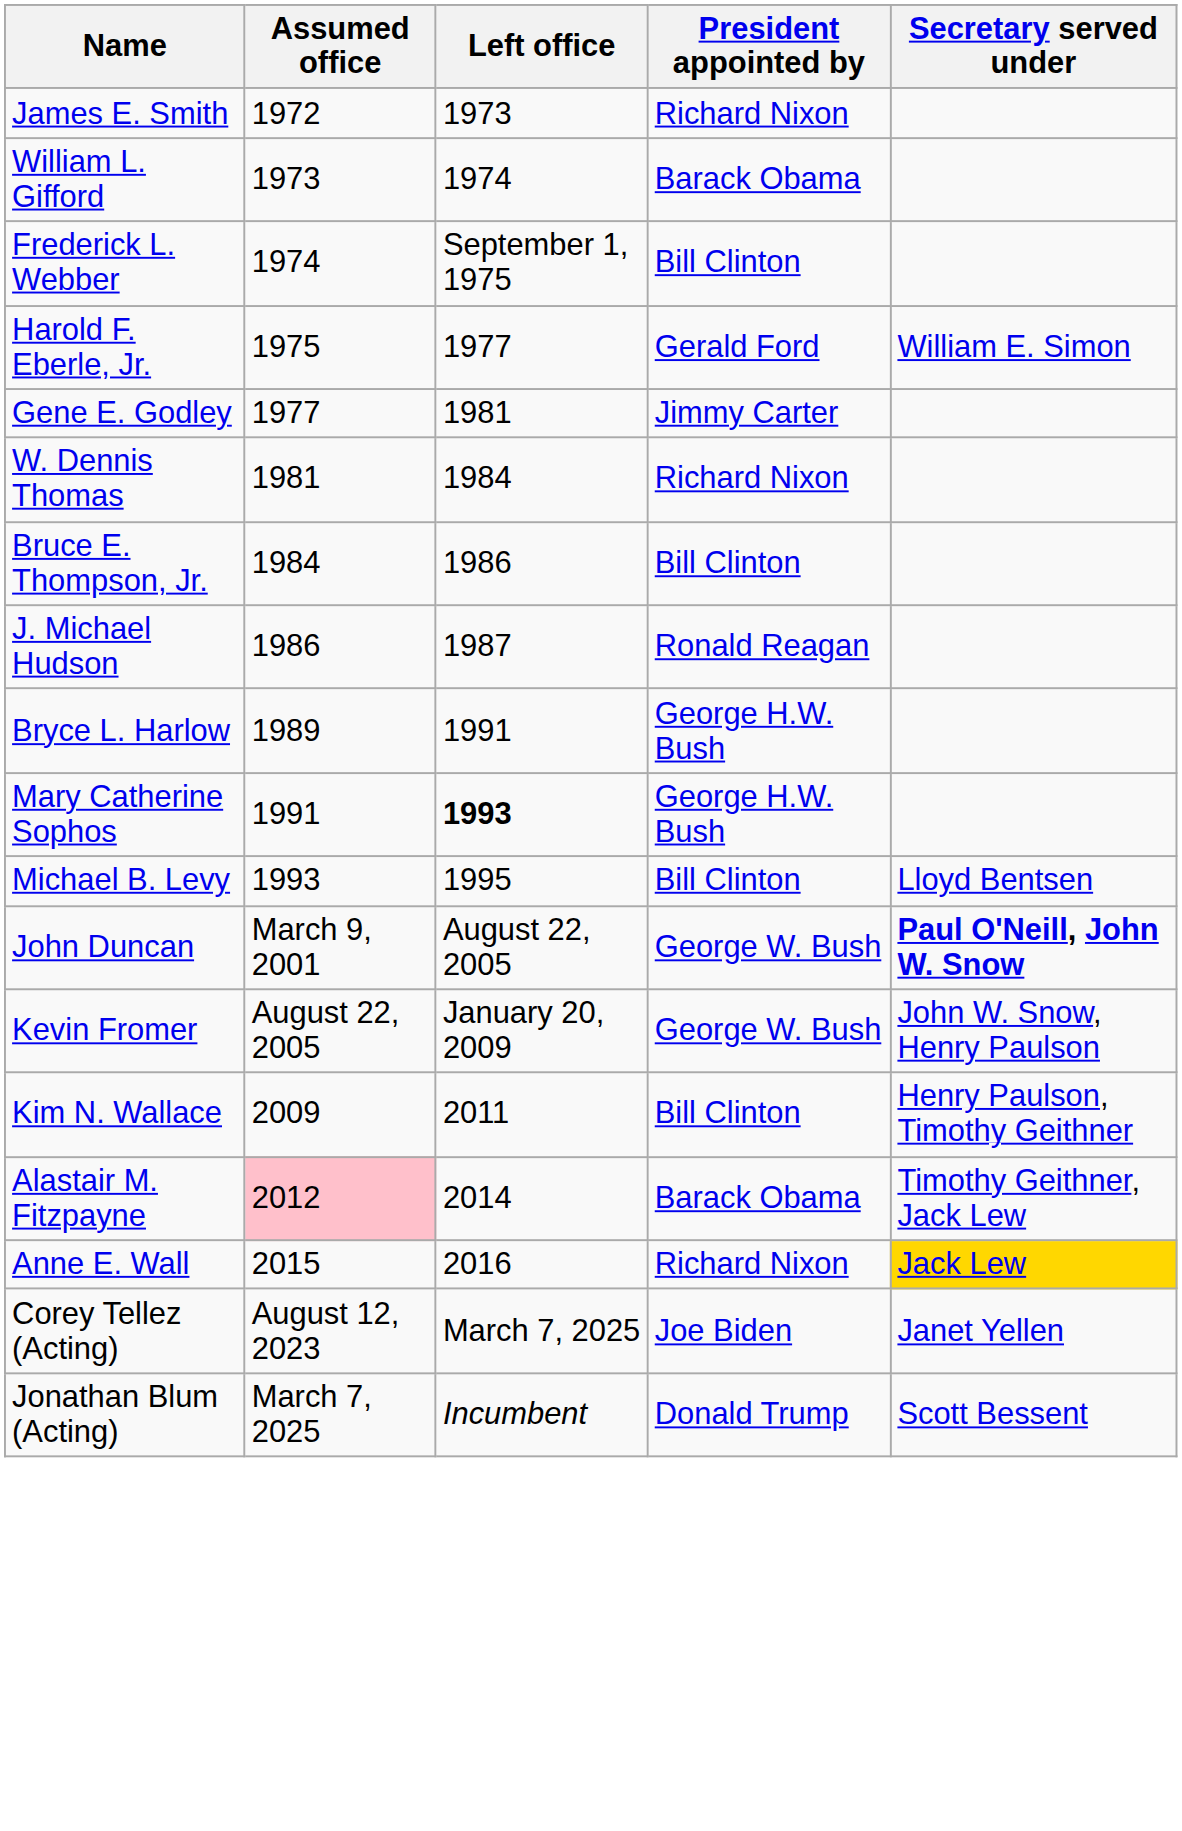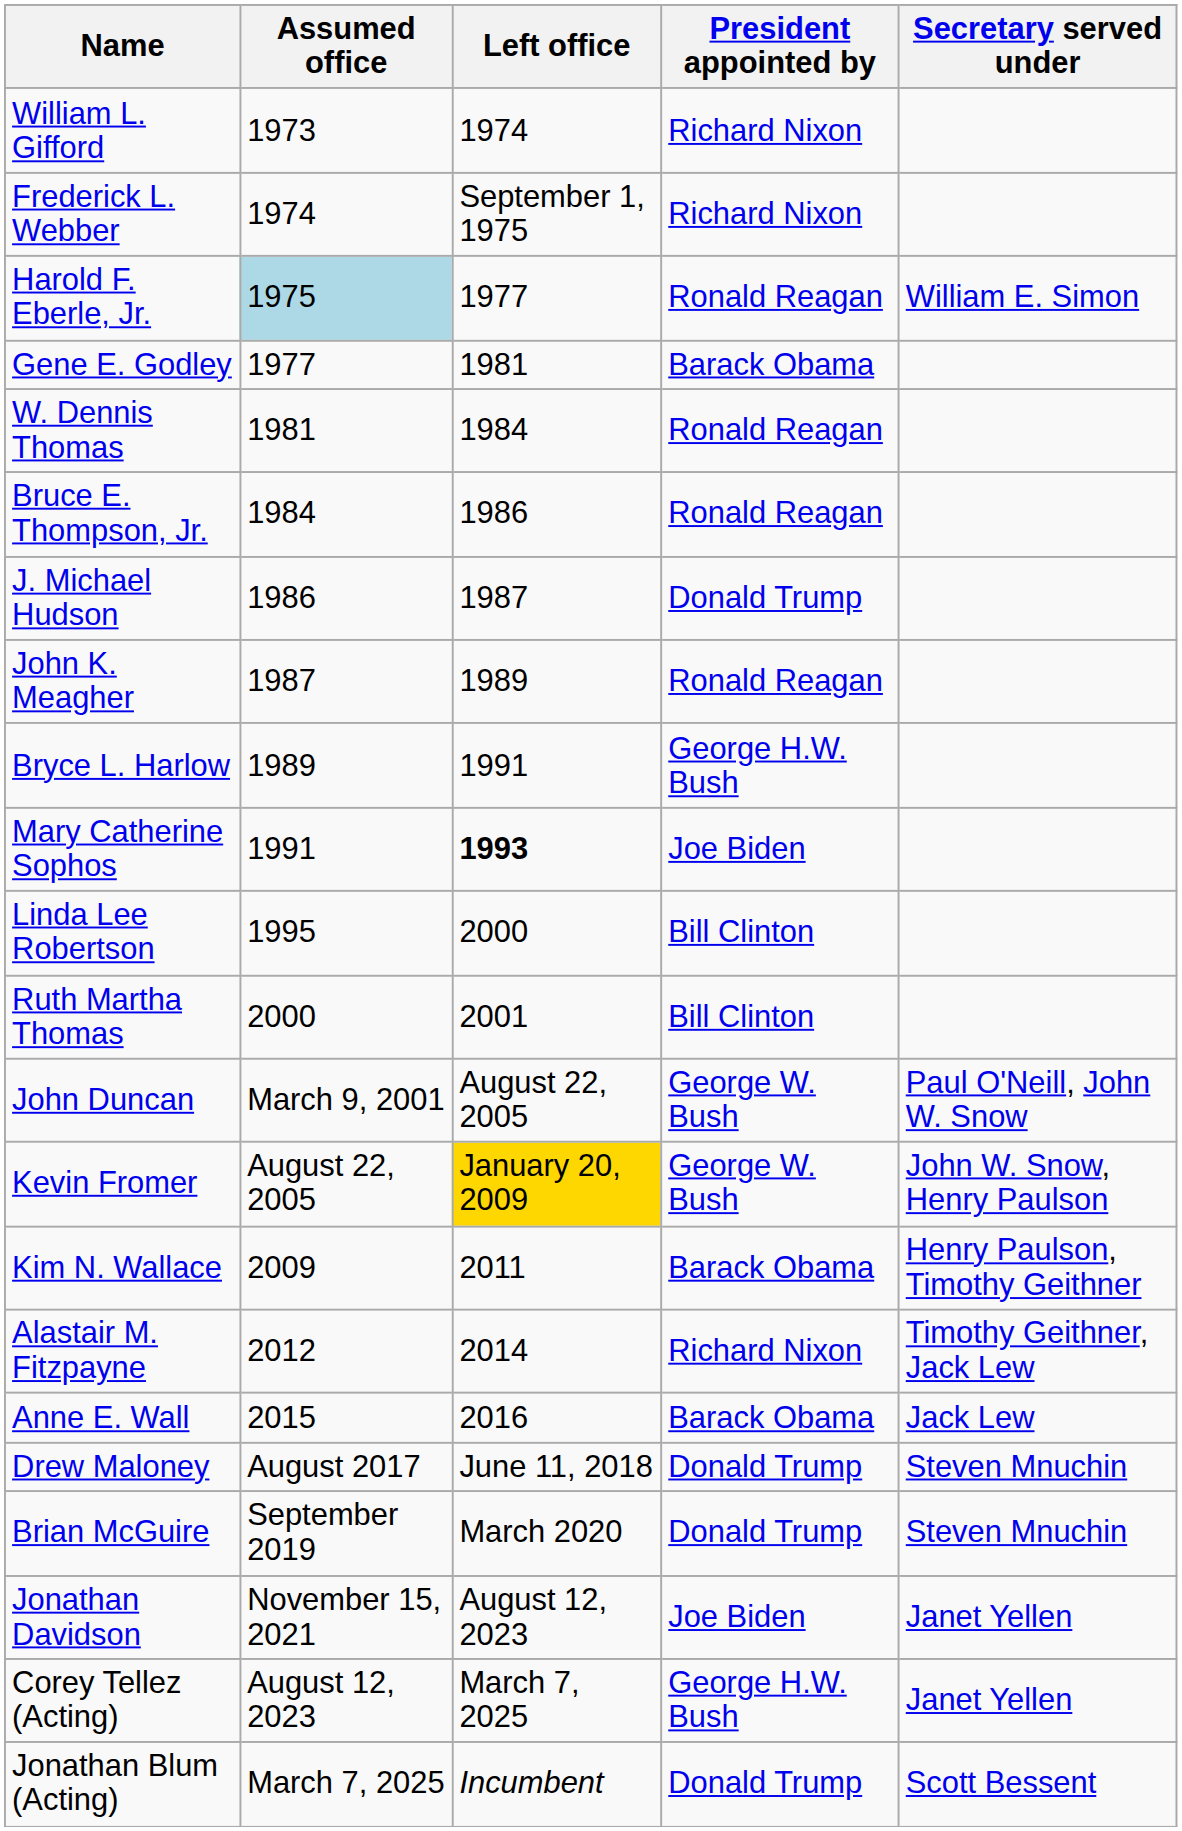- row: (120, 112)
(758, 179) Barack Obama -> (765, 130) Richard Nixon
(728, 262) Bill Clinton -> (765, 213) Richard Nixon
(286, 346) no background -> (282, 297) lightblue background
(737, 346) Gerald Ford -> (776, 297) Ronald Reagan
(747, 412) Jimmy Carter -> (771, 363) Barack Obama
(752, 479) Richard Nixon -> (776, 430) Ronald Reagan
(728, 562) Bill Clinton -> (776, 513) Ronald Reagan
(762, 646) Ronald Reagan -> (765, 597) Donald Trump
+ row: (73, 681)
(744, 814) George H.W. Bush -> (737, 848) Joe Biden
- row: (121, 880)
+ row: (83, 932)
+ row: (97, 1016)
(1028, 946) bold -> (1028, 1099) normal
(524, 1030) no background -> (540, 1183) gold background
(728, 1114) Bill Clinton -> (771, 1267) Barack Obama
(286, 1197) pink background -> (282, 1351) no background
(758, 1197) Barack Obama -> (765, 1351) Richard Nixon
(752, 1264) Richard Nixon -> (771, 1417) Barack Obama
(962, 1264) gold background -> (970, 1417) no background
+ row: (111, 1466)
+ row: (111, 1532)
+ row: (76, 1616)
(723, 1330) Joe Biden -> (757, 1700) George H.W. Bush
